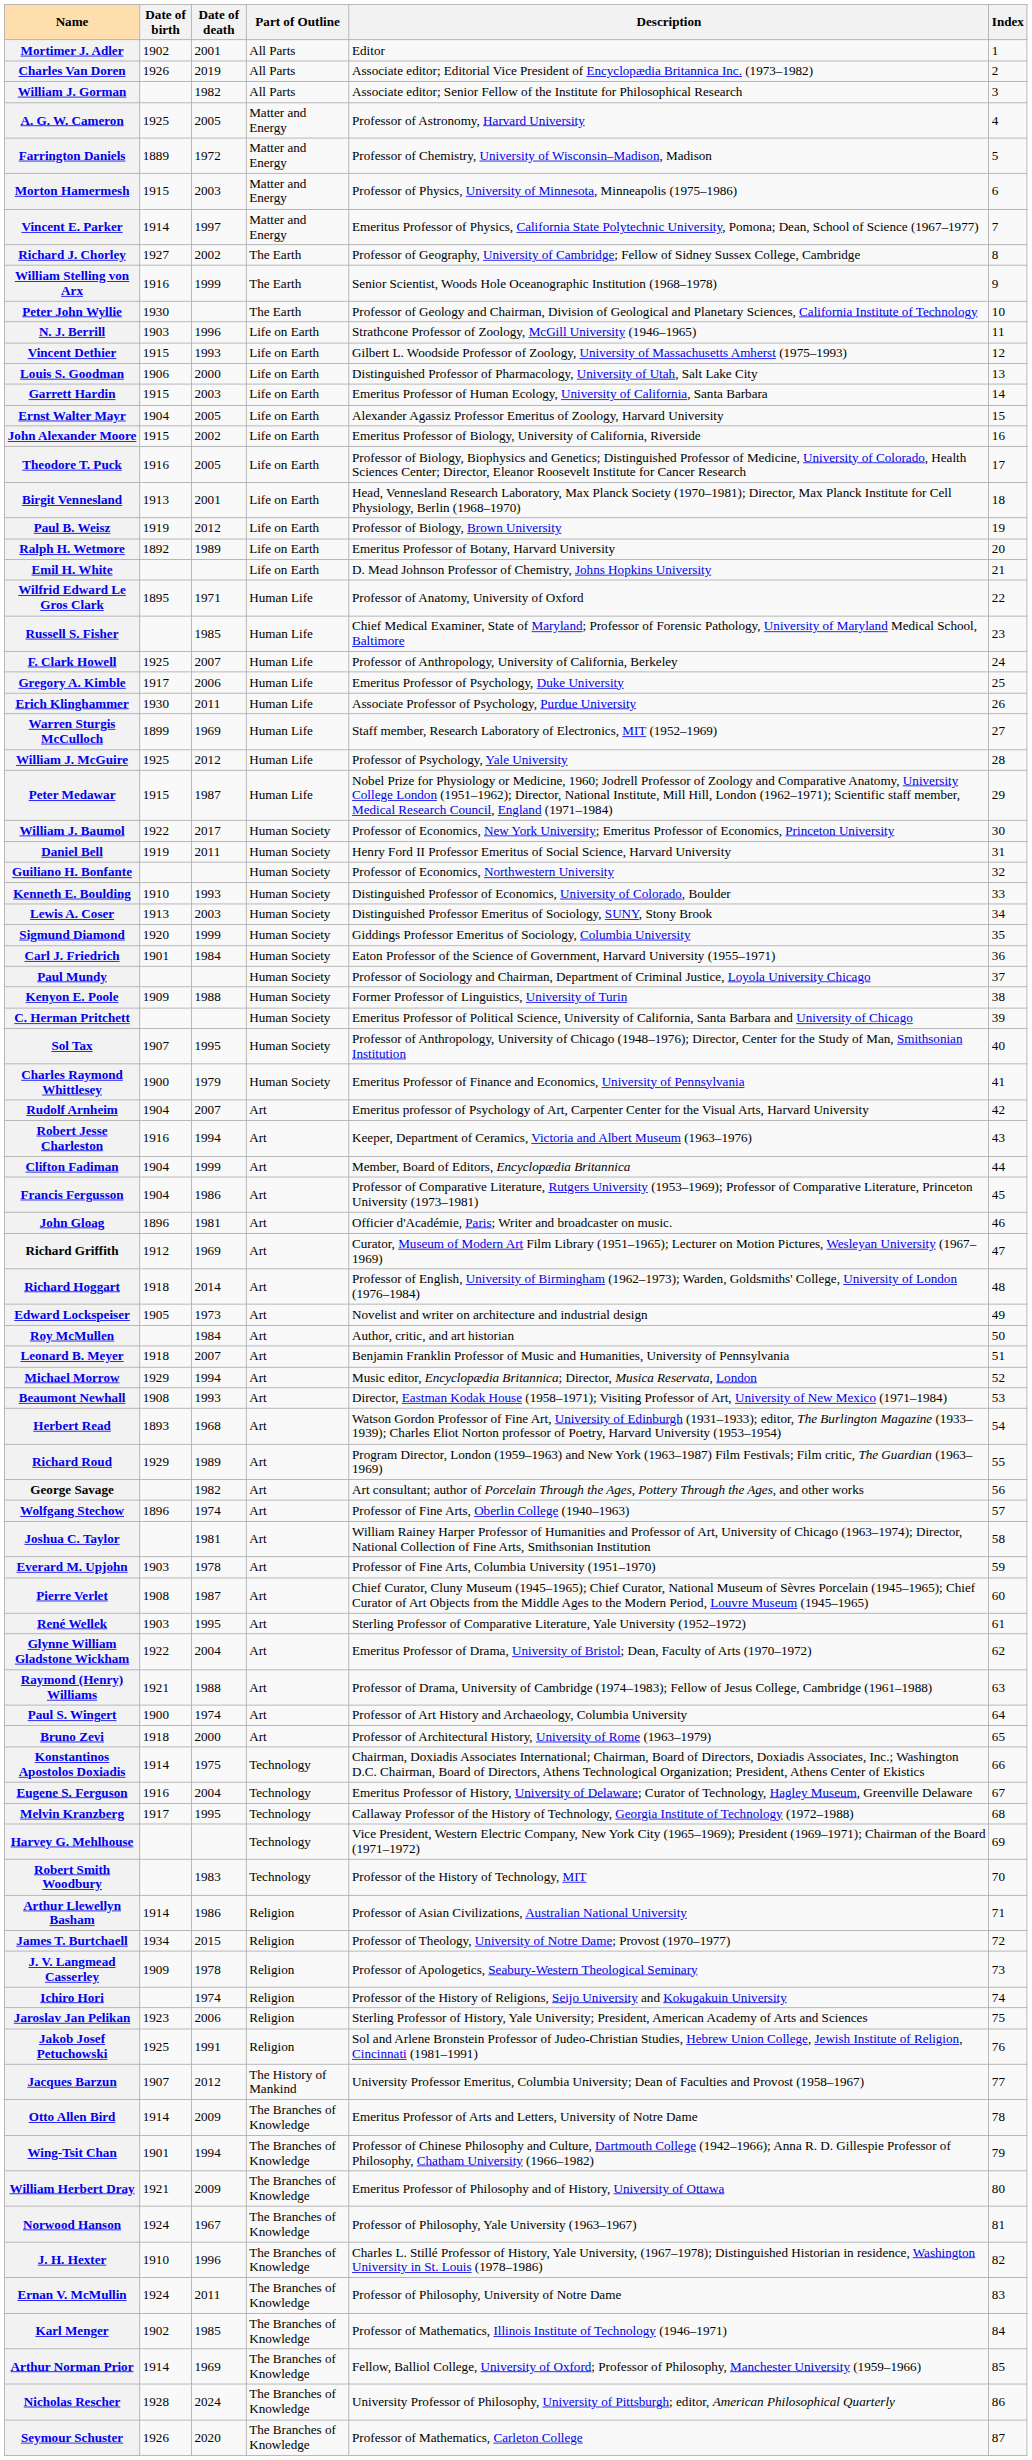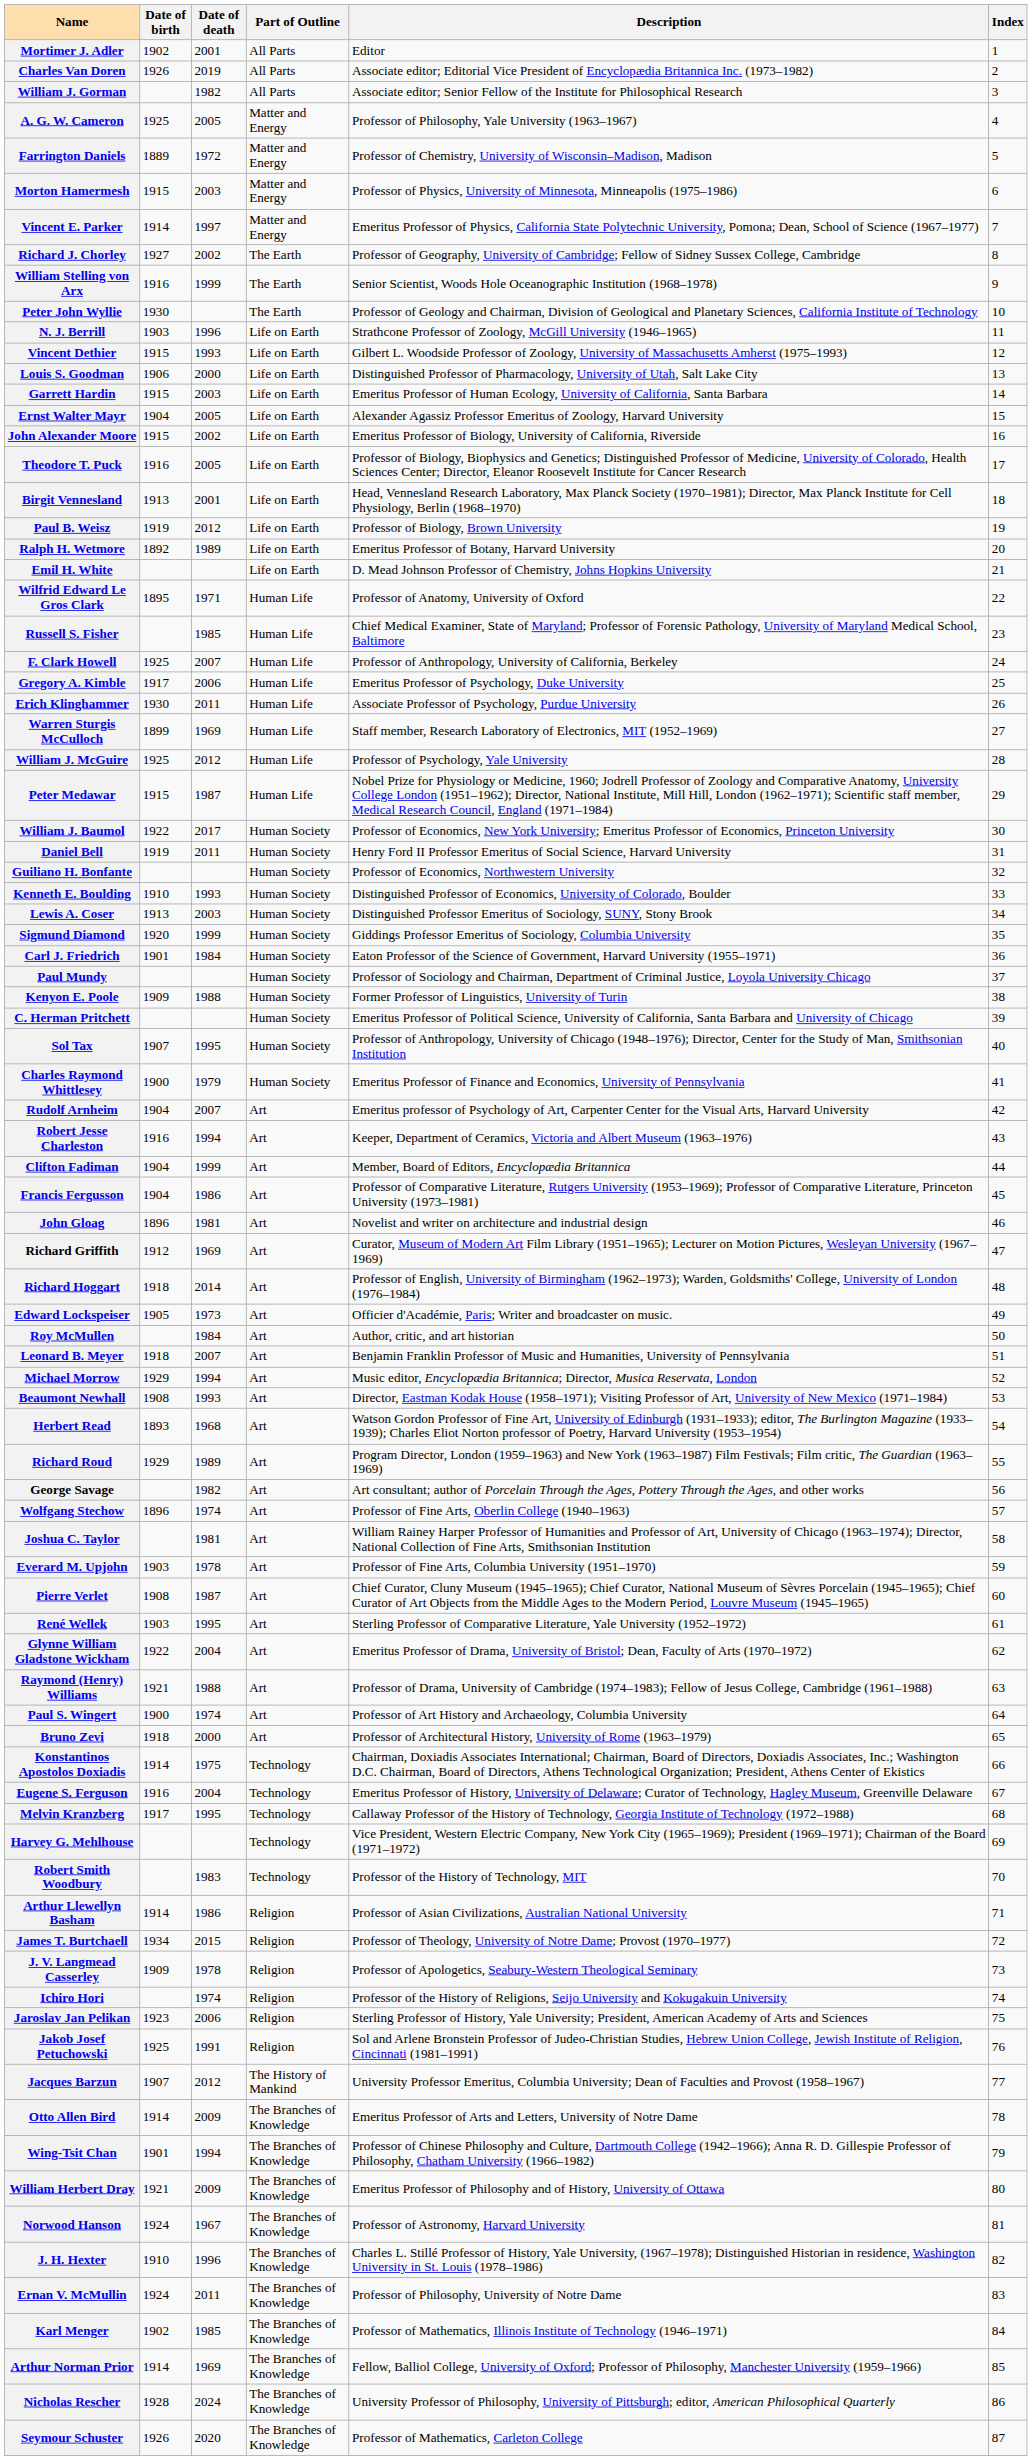(468, 120) Professor of Astronomy, Harvard University -> (494, 120) Professor of Philosophy, Yale University (1963–1967)
(512, 1222) Officier d'Académie, Paris; Writer and broadcaster on music. -> (500, 1222) Novelist and writer on architecture and industrial design
(500, 1314) Novelist and writer on architecture and industrial design -> (512, 1314) Officier d'Académie, Paris; Writer and broadcaster on music.
(494, 2224) Professor of Philosophy, Yale University (1963–1967) -> (468, 2224) Professor of Astronomy, Harvard University
